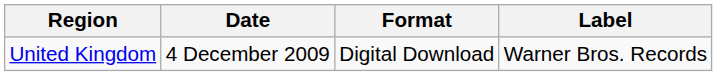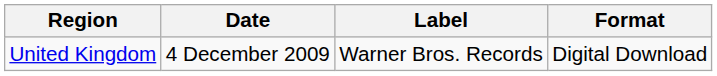columns swapped: (417, 20) <-> (605, 20)
